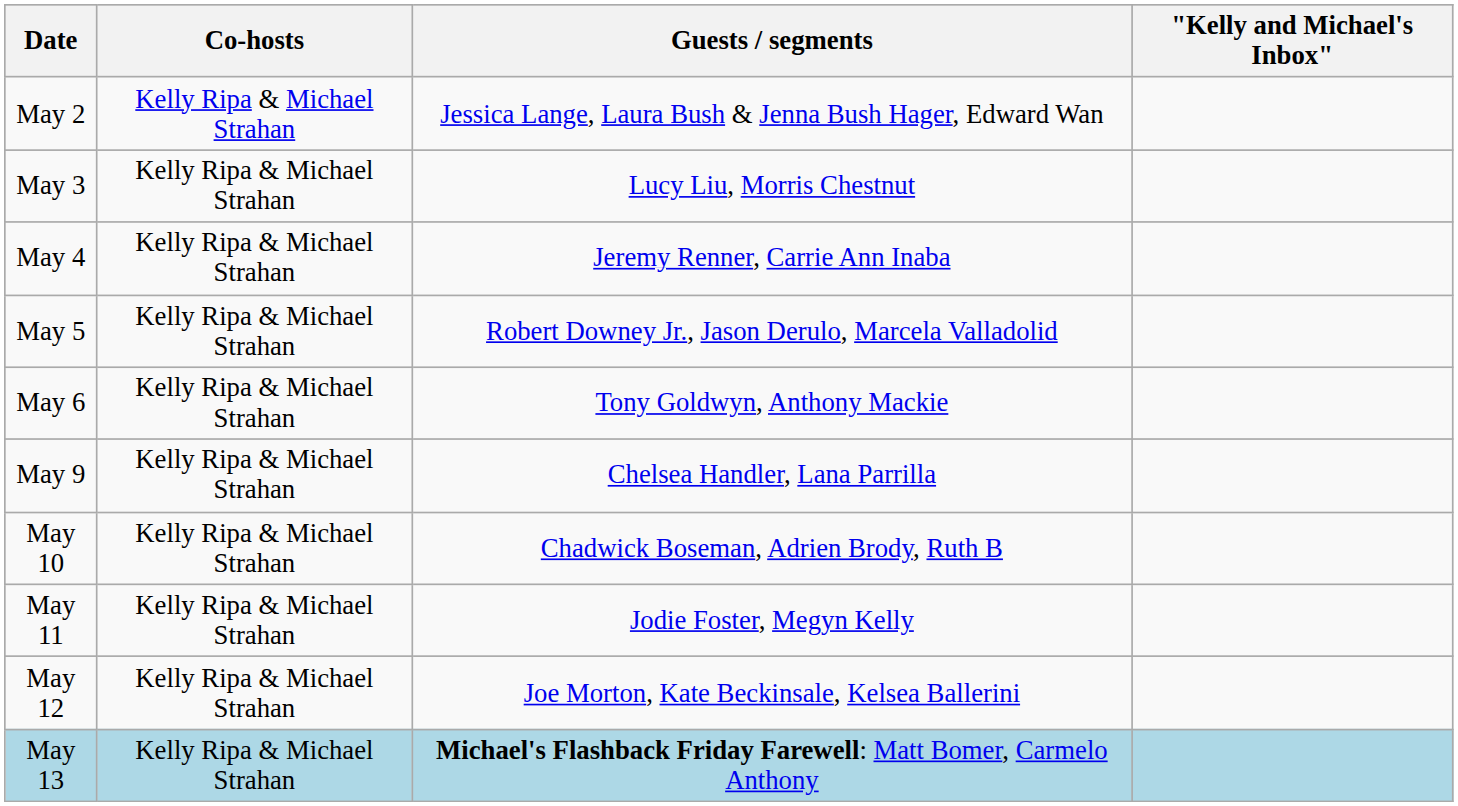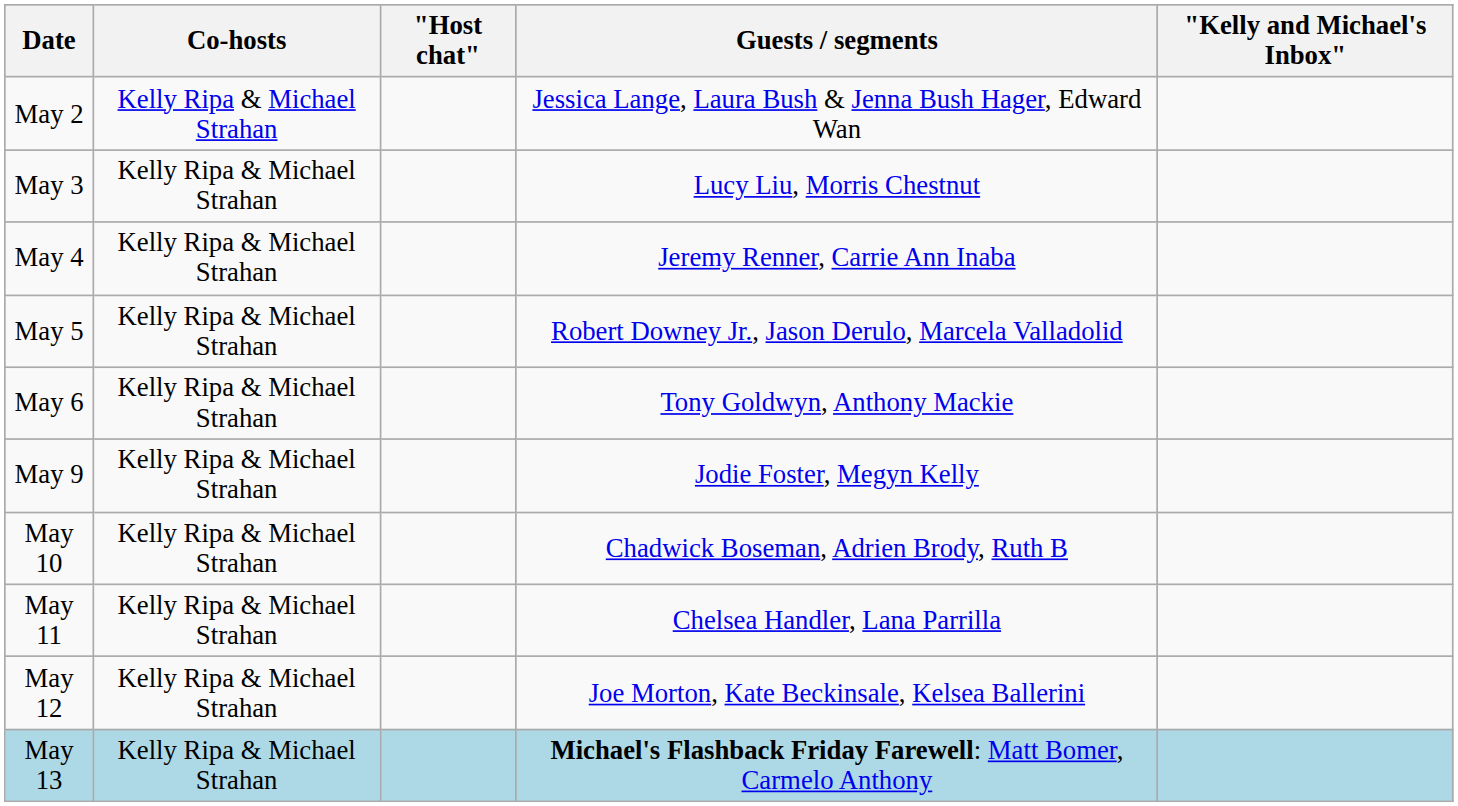+ column: (448, 40)
(772, 475) Chelsea Handler, Lana Parrilla -> (837, 475) Jodie Foster, Megyn Kelly
(772, 620) Jodie Foster, Megyn Kelly -> (837, 620) Chelsea Handler, Lana Parrilla
